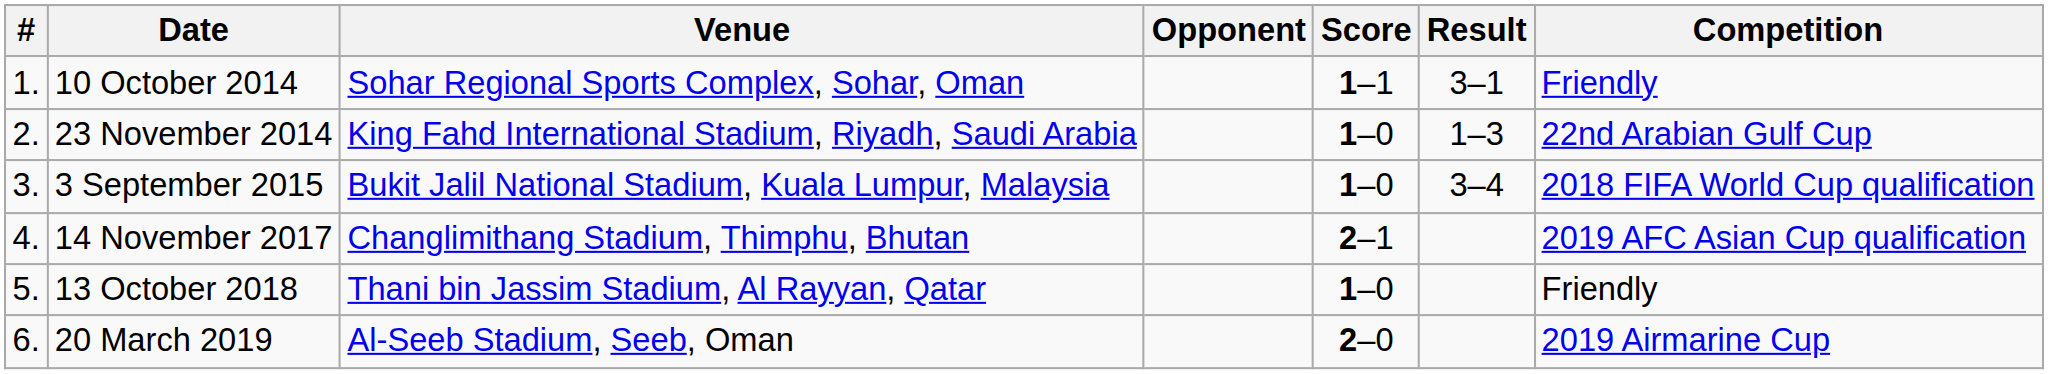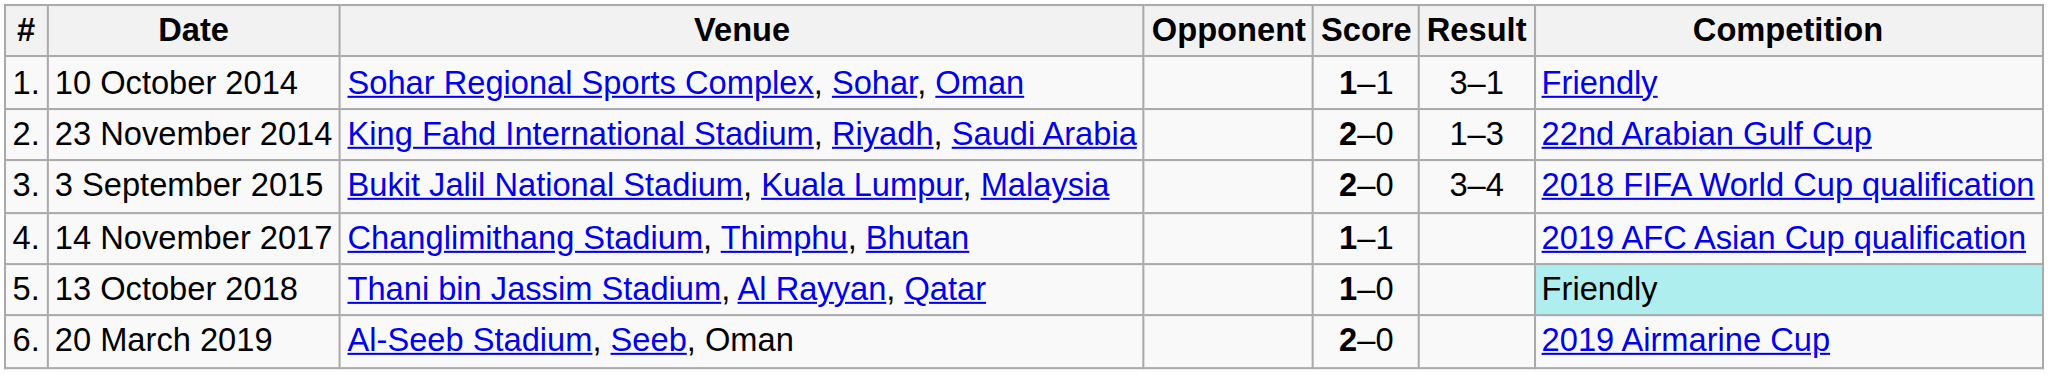(1366, 133) 1–0 -> (1366, 133) 2–0
(1366, 185) 1–0 -> (1366, 185) 2–0
(1366, 237) 2–1 -> (1366, 237) 1–1
(1600, 289) no background -> (1600, 289) paleturquoise background
